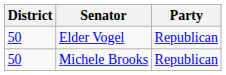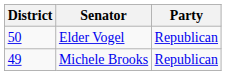(15, 59) 50 -> (15, 59) 49
